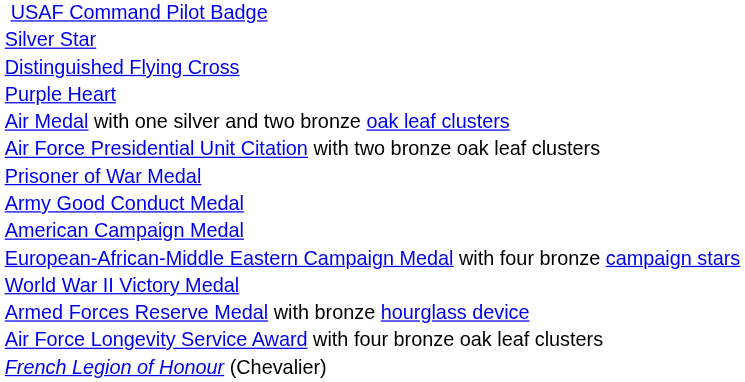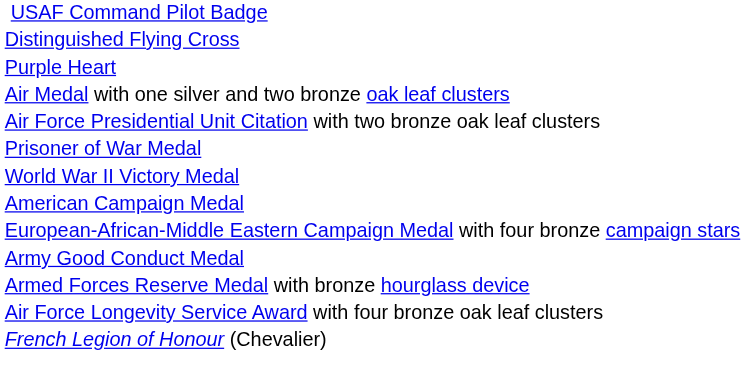- row: (50, 40)
rows swapped: (124, 203) <-> (122, 285)
